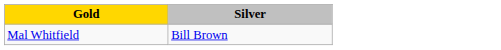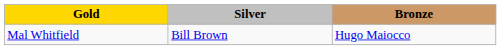+ column: (414, 14)
